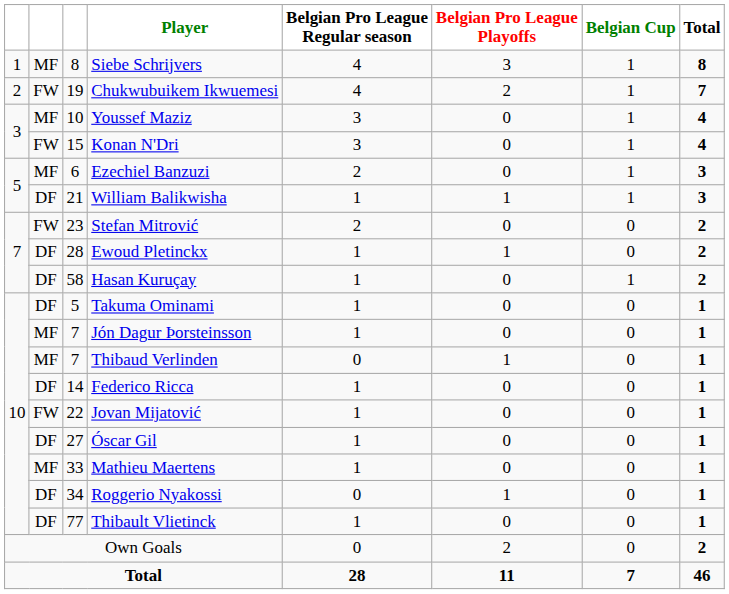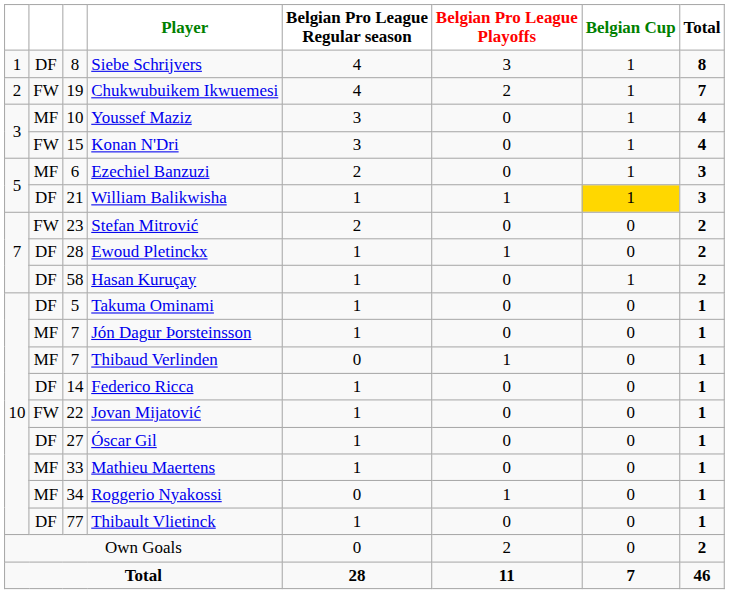(46, 63) MF -> (46, 63) DF
(631, 198) no background -> (631, 198) gold background
(46, 494) DF -> (46, 494) MF
